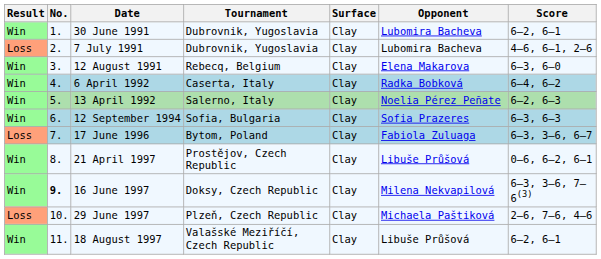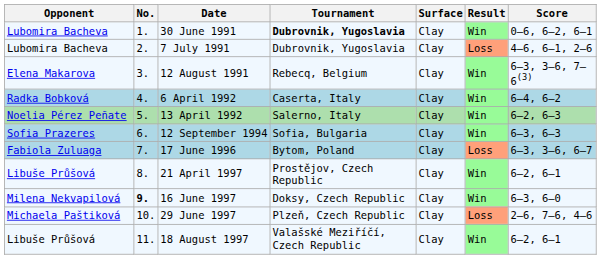columns swapped: (26, 13) <-> (443, 13)
(252, 30) normal -> (339, 30) bold
(536, 30) 6–2, 6–1 -> (551, 30) 0–6, 6–2, 6–1
(536, 65) 6–3, 6–0 -> (548, 73) 6–3, 3–6, 7–6(3)
(551, 159) 0–6, 6–2, 6–1 -> (536, 174) 6–2, 6–1
(548, 190) 6–3, 3–6, 7–6(3) -> (536, 197) 6–3, 6–0
